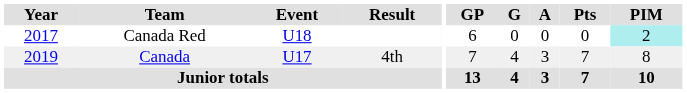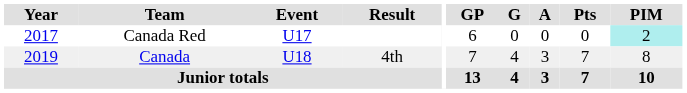(297, 35) U18 -> (297, 35) U17
(297, 56) U17 -> (297, 56) U18
